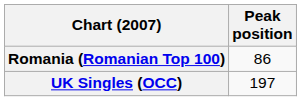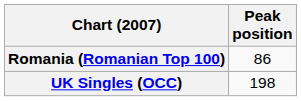(262, 83) 197 -> (262, 83) 198
